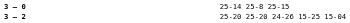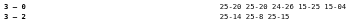(255, 6) 25-14 25-8 25-15 -> (283, 6) 25-20 25-20 24-26 15-25 15-04
(283, 17) 25-20 25-20 24-26 15-25 15-04 -> (255, 17) 25-14 25-8 25-15
